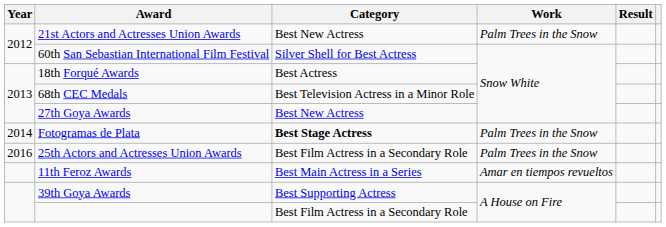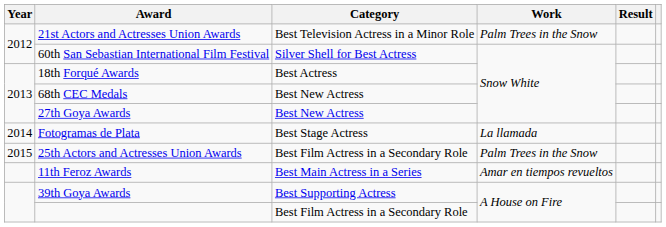(319, 34) Best New Actress -> (375, 34) Best Television Actress in a Minor Role
(375, 93) Best Television Actress in a Minor Role -> (319, 93) Best New Actress
(323, 133) bold -> (321, 133) normal
(539, 133) Palm Trees in the Snow -> (509, 133) La llamada
(20, 152) 2016 -> (20, 152) 2015
